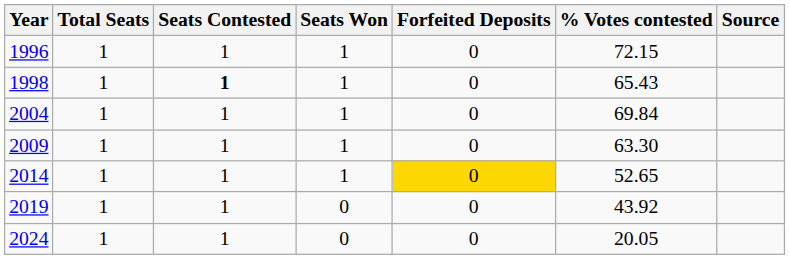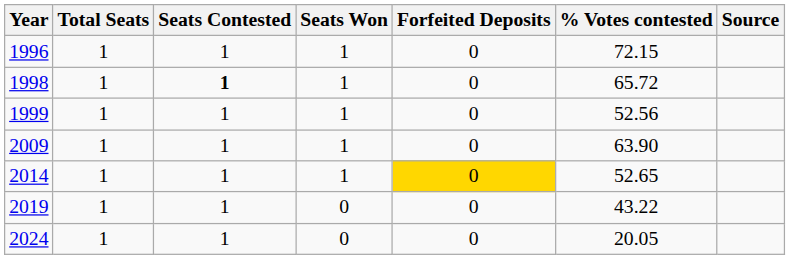(636, 82) 65.43 -> (636, 82) 65.72
+ row: (29, 113)
- row: (29, 113)
(636, 144) 63.30 -> (636, 144) 63.90
(636, 207) 43.92 -> (636, 207) 43.22
